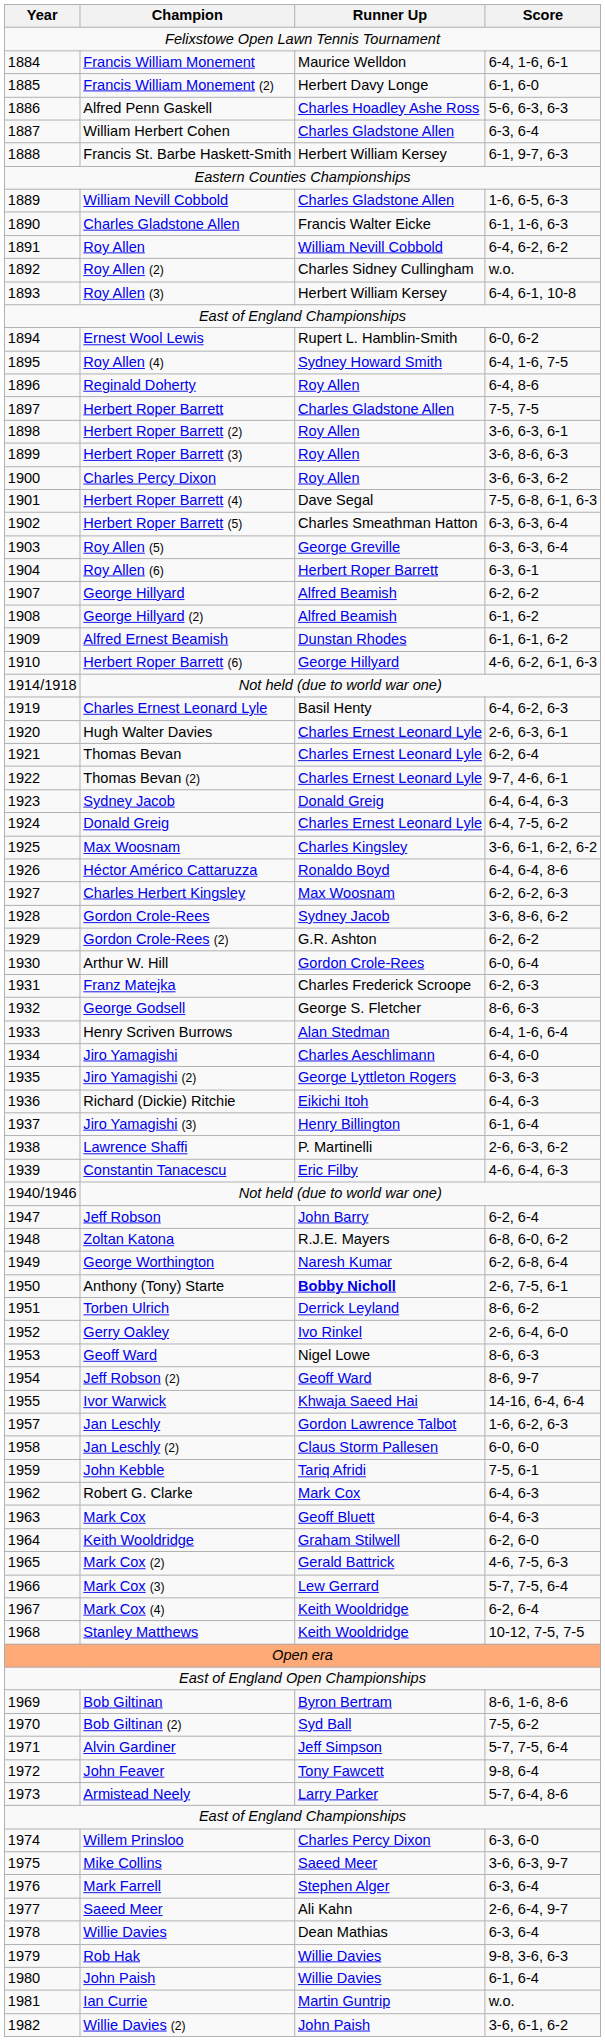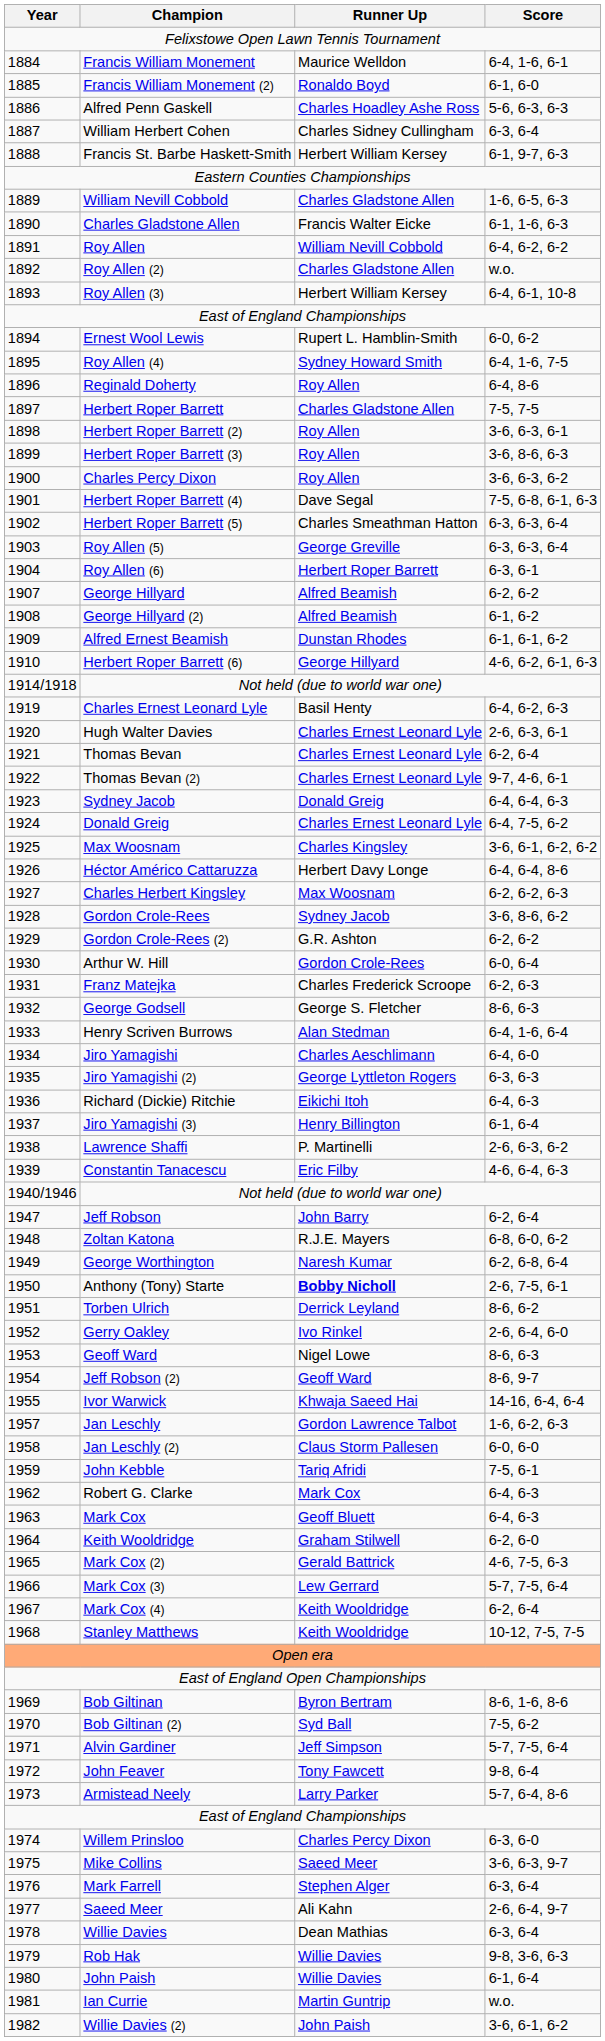(363, 85) Herbert Davy Longe -> (344, 85) Ronaldo Boyd
(376, 131) Charles Gladstone Allen -> (386, 131) Charles Sidney Cullingham
(386, 270) Charles Sidney Cullingham -> (376, 270) Charles Gladstone Allen
(344, 870) Ronaldo Boyd -> (363, 870) Herbert Davy Longe
